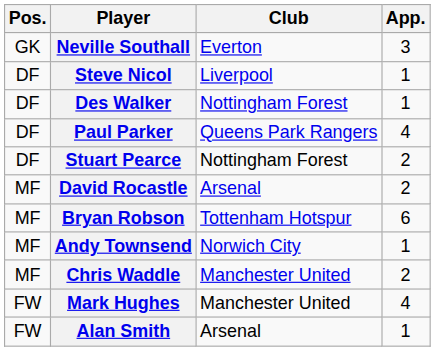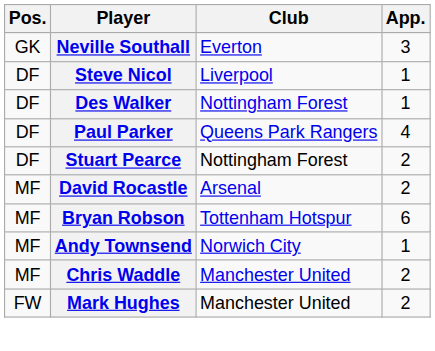(406, 302) 4 -> (406, 302) 2
- row: (123, 331)
